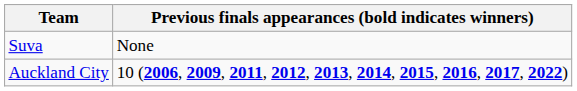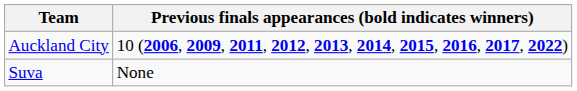rows swapped: (59, 72) <-> (26, 45)
